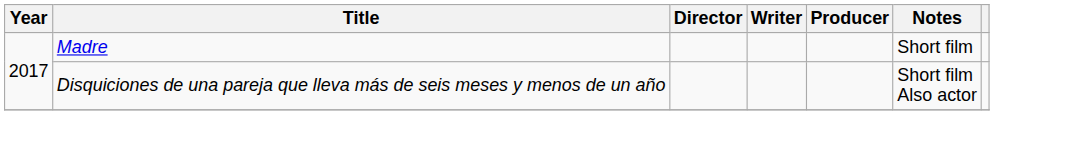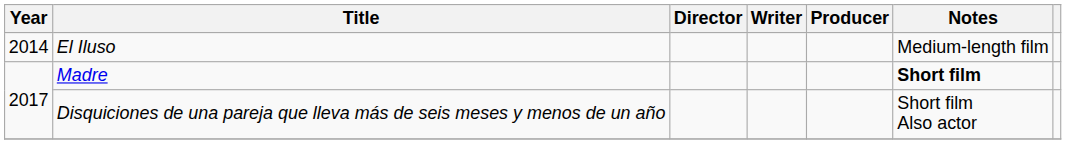+ row: (86, 47)
(935, 47) normal -> (939, 75) bold
